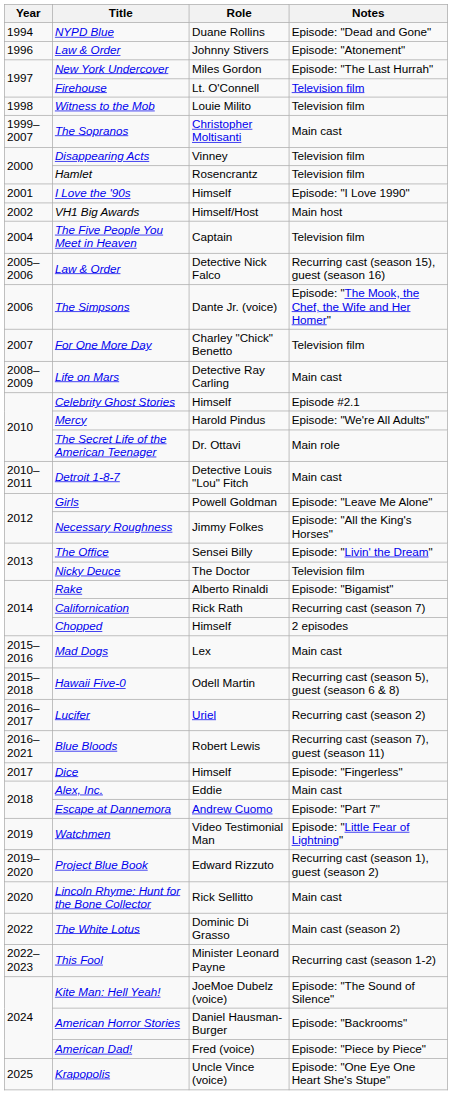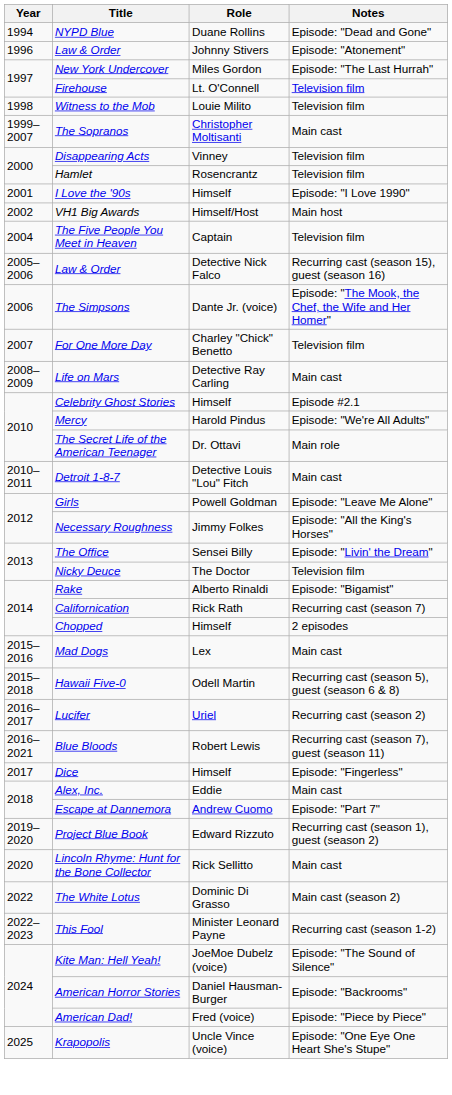- row: (83, 834)
